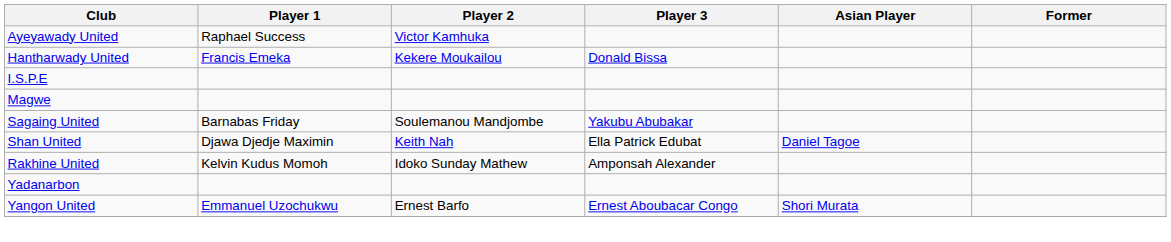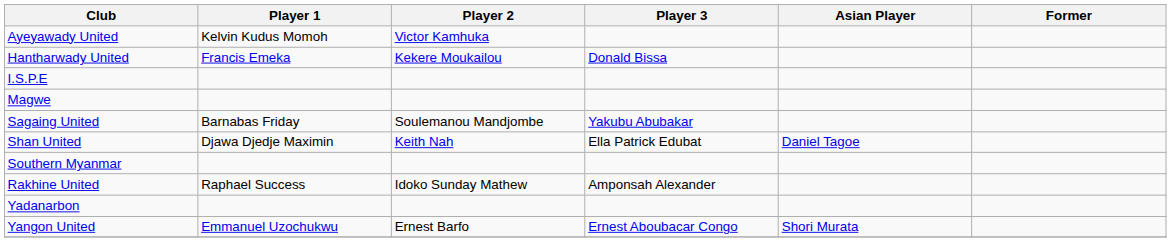(253, 37) Raphael Success -> (264, 37) Kelvin Kudus Momoh
+ row: (65, 164)
(264, 164) Kelvin Kudus Momoh -> (253, 185) Raphael Success
